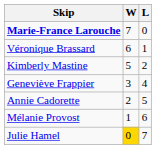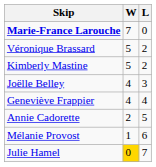(128, 48) 6 -> (128, 48) 5
(144, 48) 1 -> (144, 48) 2
+ row: (36, 83)
(128, 83) 3 -> (128, 100) 4
